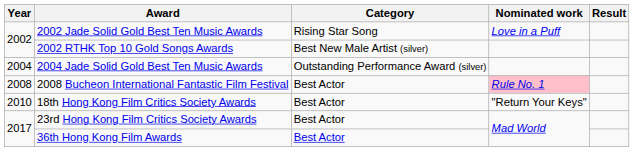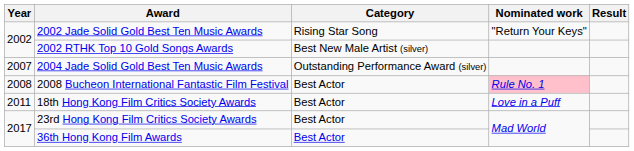(526, 31) Love in a Puff -> (539, 31) "Return Your Keys"
(19, 66) 2004 -> (19, 66) 2007
(19, 102) 2010 -> (19, 102) 2011
(539, 102) "Return Your Keys" -> (526, 102) Love in a Puff
